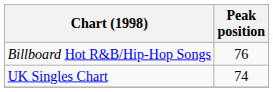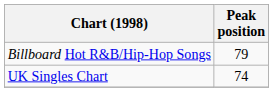(241, 53) 76 -> (241, 53) 79
